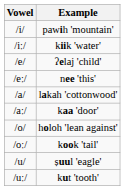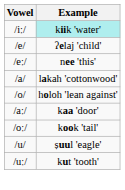- row: (20, 29)
(78, 45) no background -> (78, 29) paleturquoise background
rows swapped: (20, 111) <-> (20, 128)
